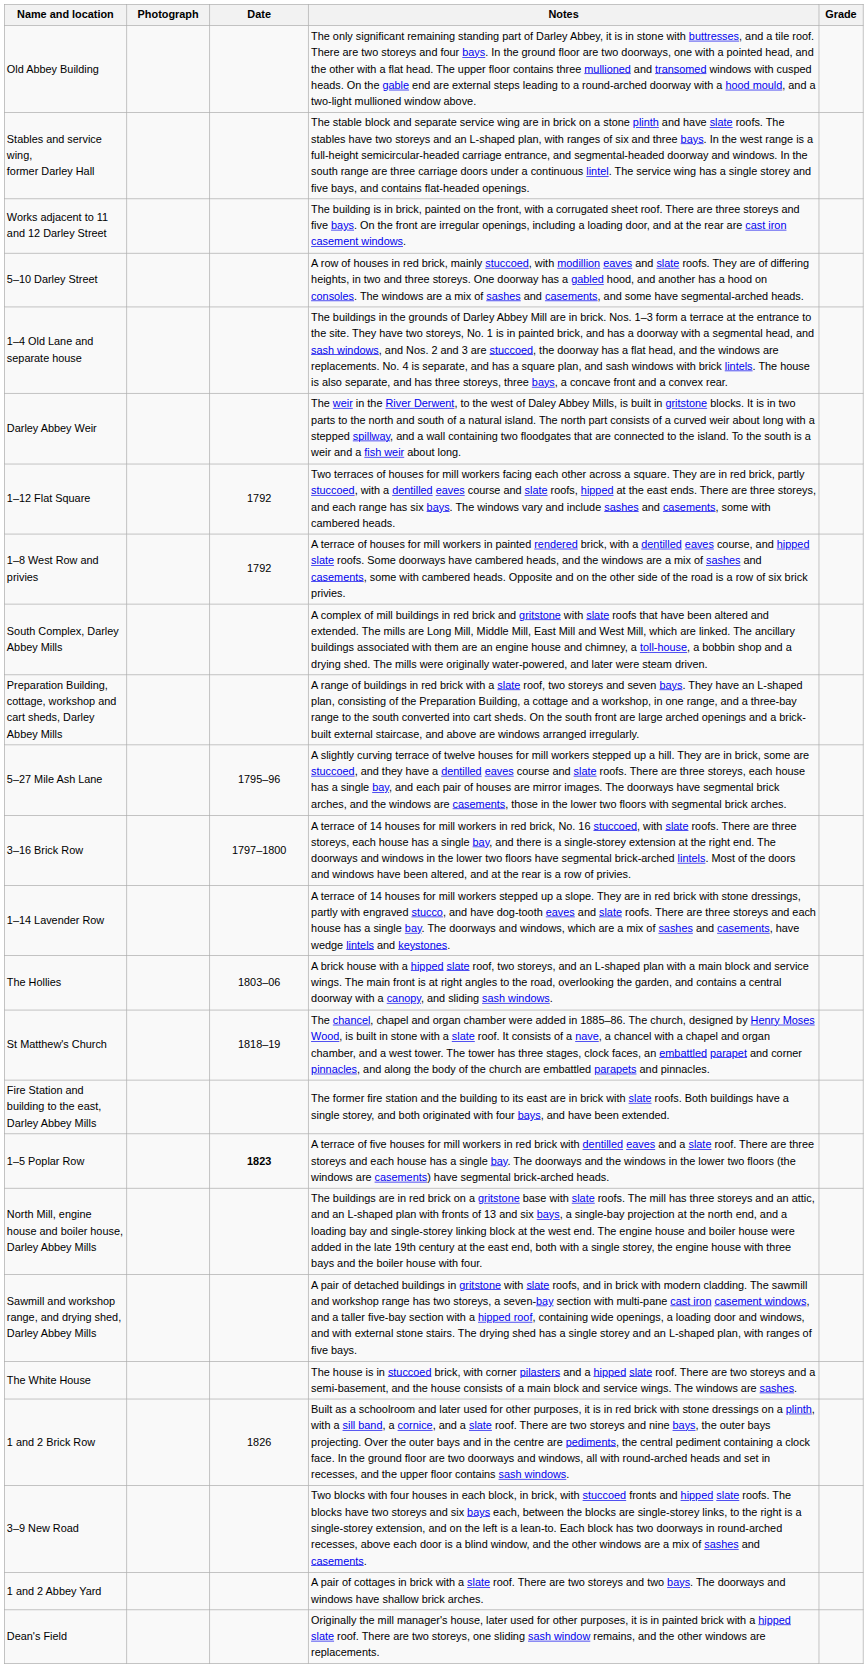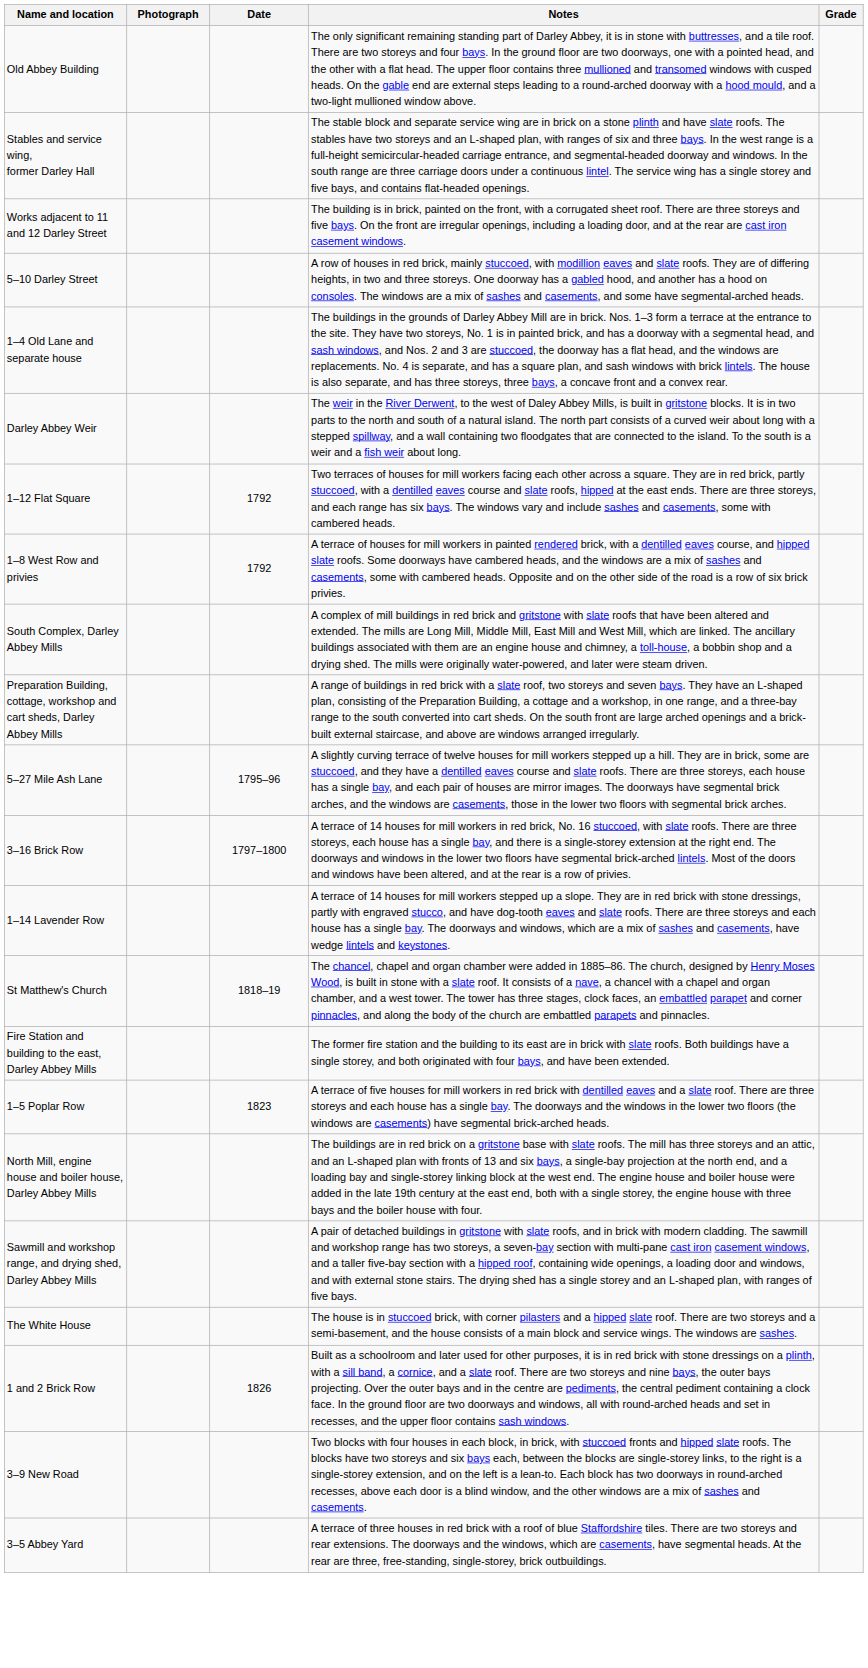- row: (34, 982)
(259, 1161) bold -> (259, 1107) normal
- row: (54, 1591)
- row: (37, 1636)
+ row: (45, 1545)
